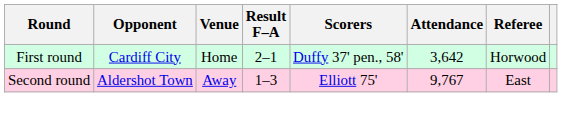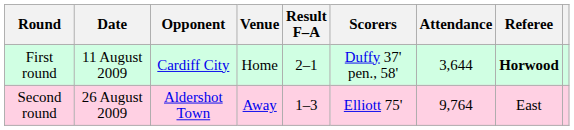+ column: (112, 24)
(447, 56) 3,642 -> (456, 65) 3,644
(518, 56) normal -> (529, 65) bold
(447, 80) 9,767 -> (456, 105) 9,764
